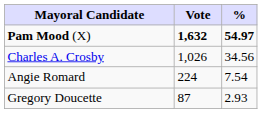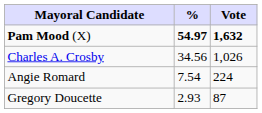columns swapped: (198, 14) <-> (239, 14)
